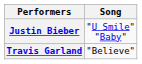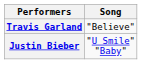rows swapped: (44, 51) <-> (44, 31)
